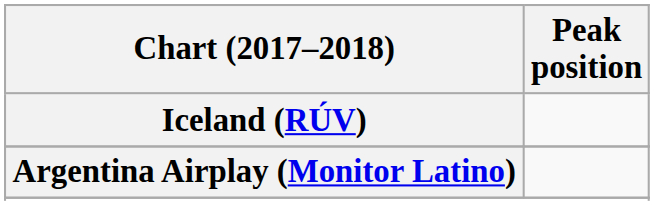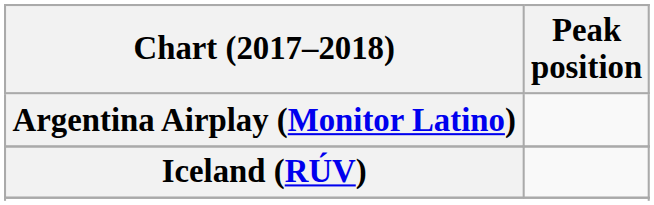rows swapped: (264, 171) <-> (264, 119)
